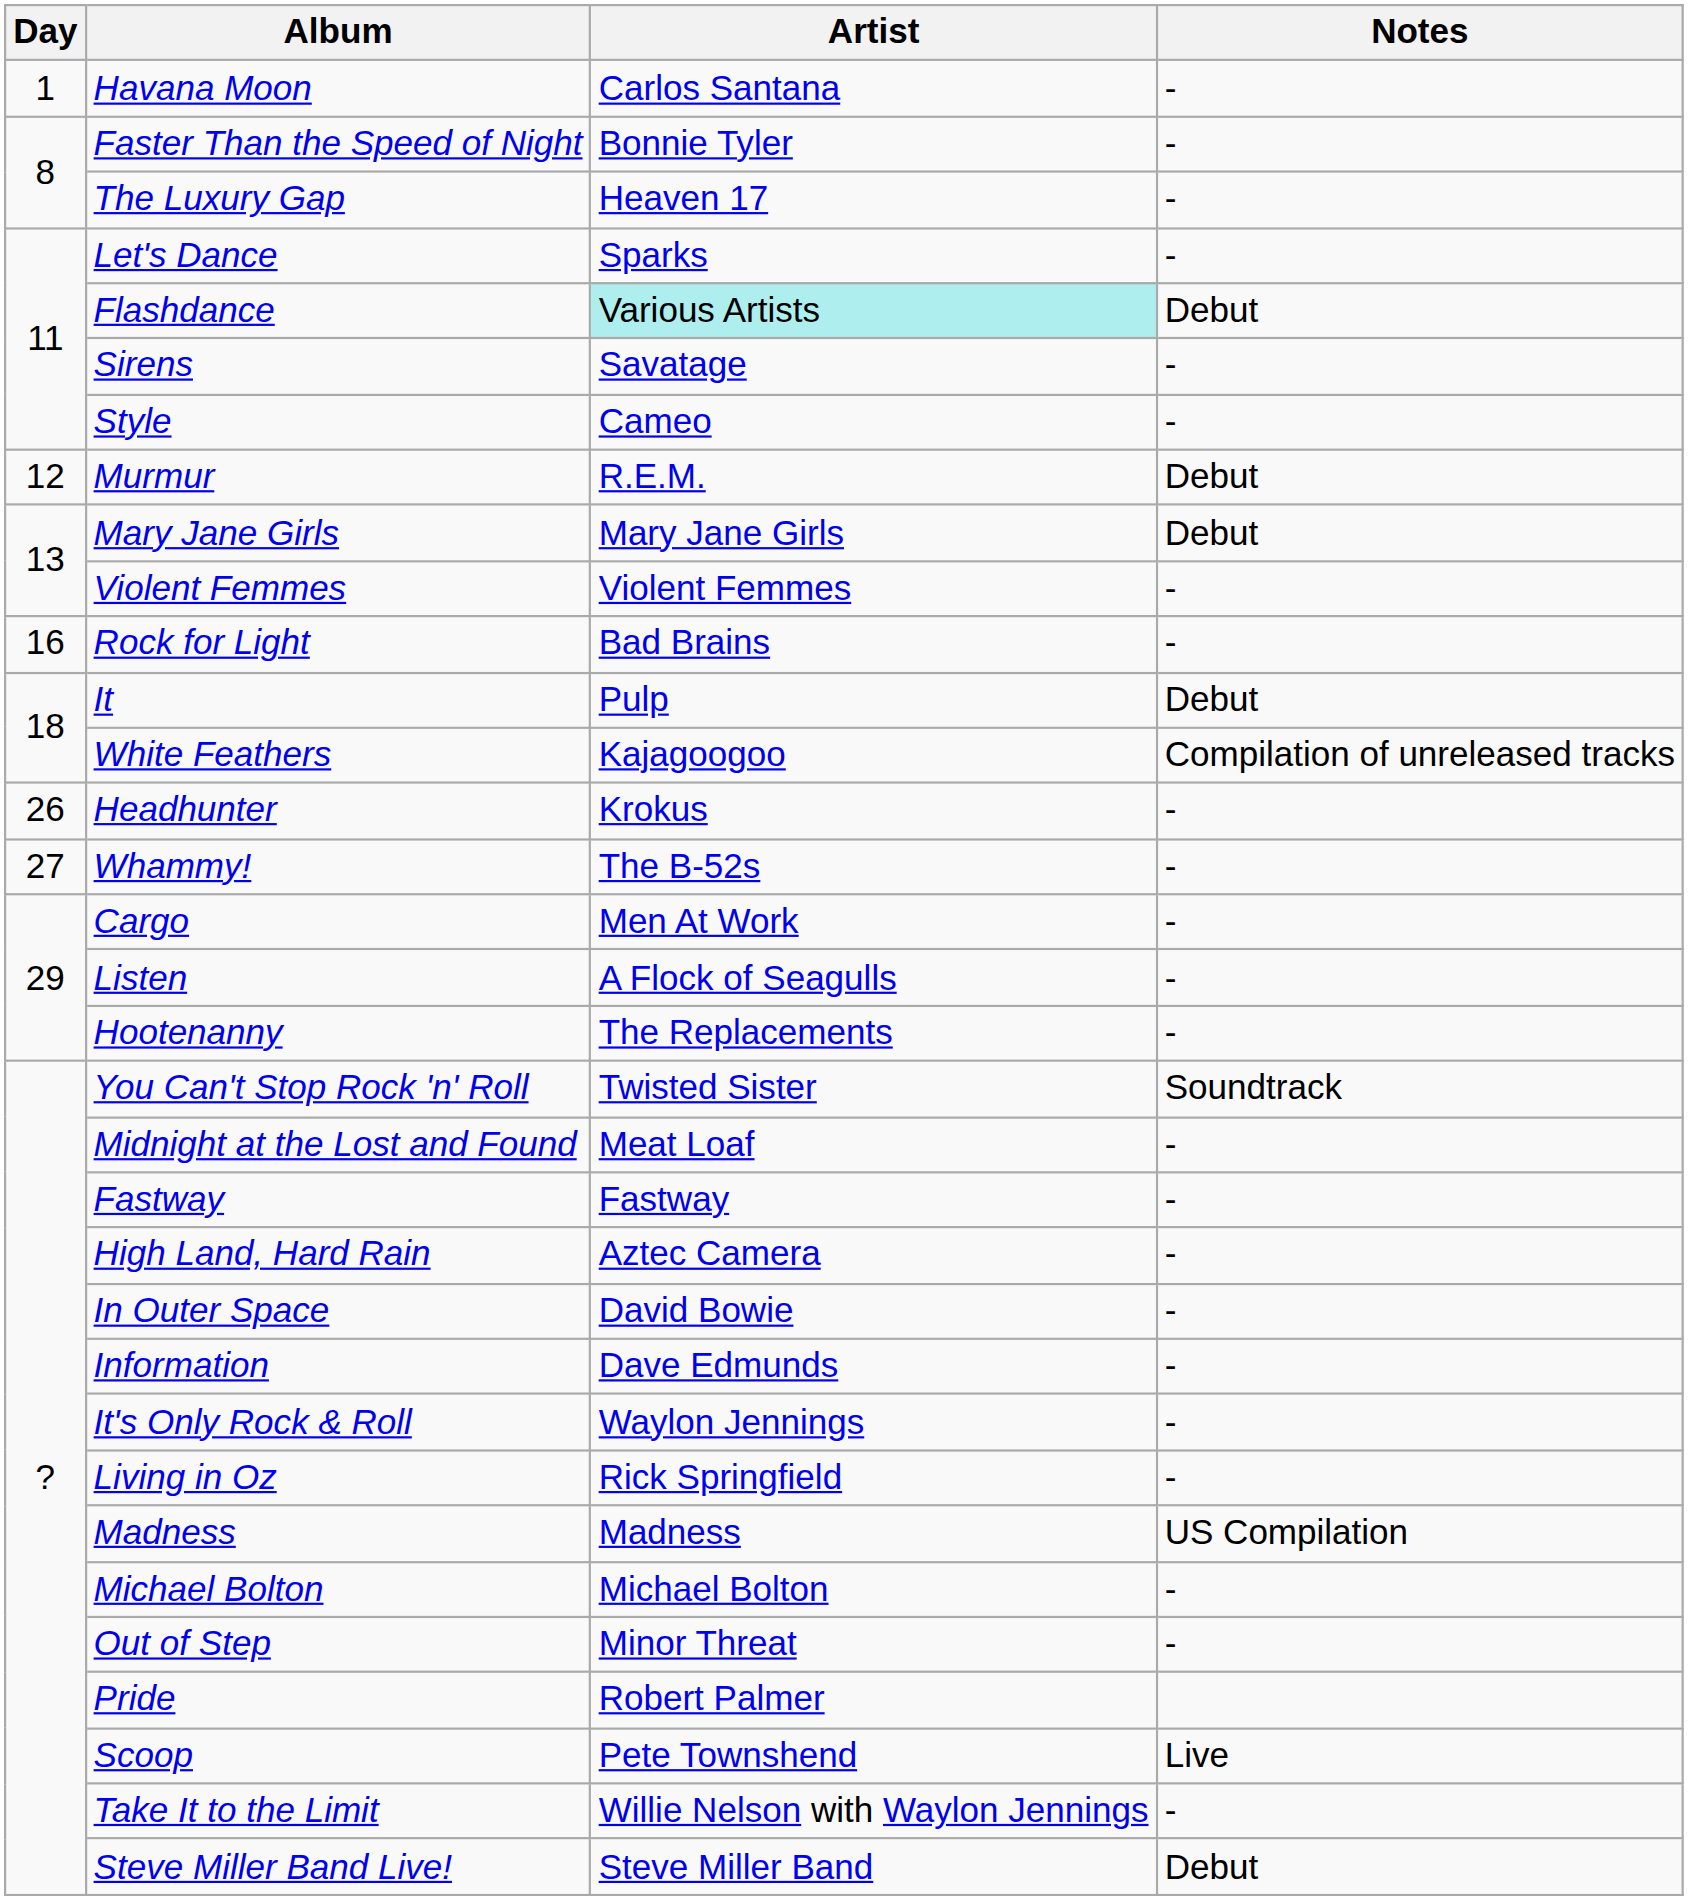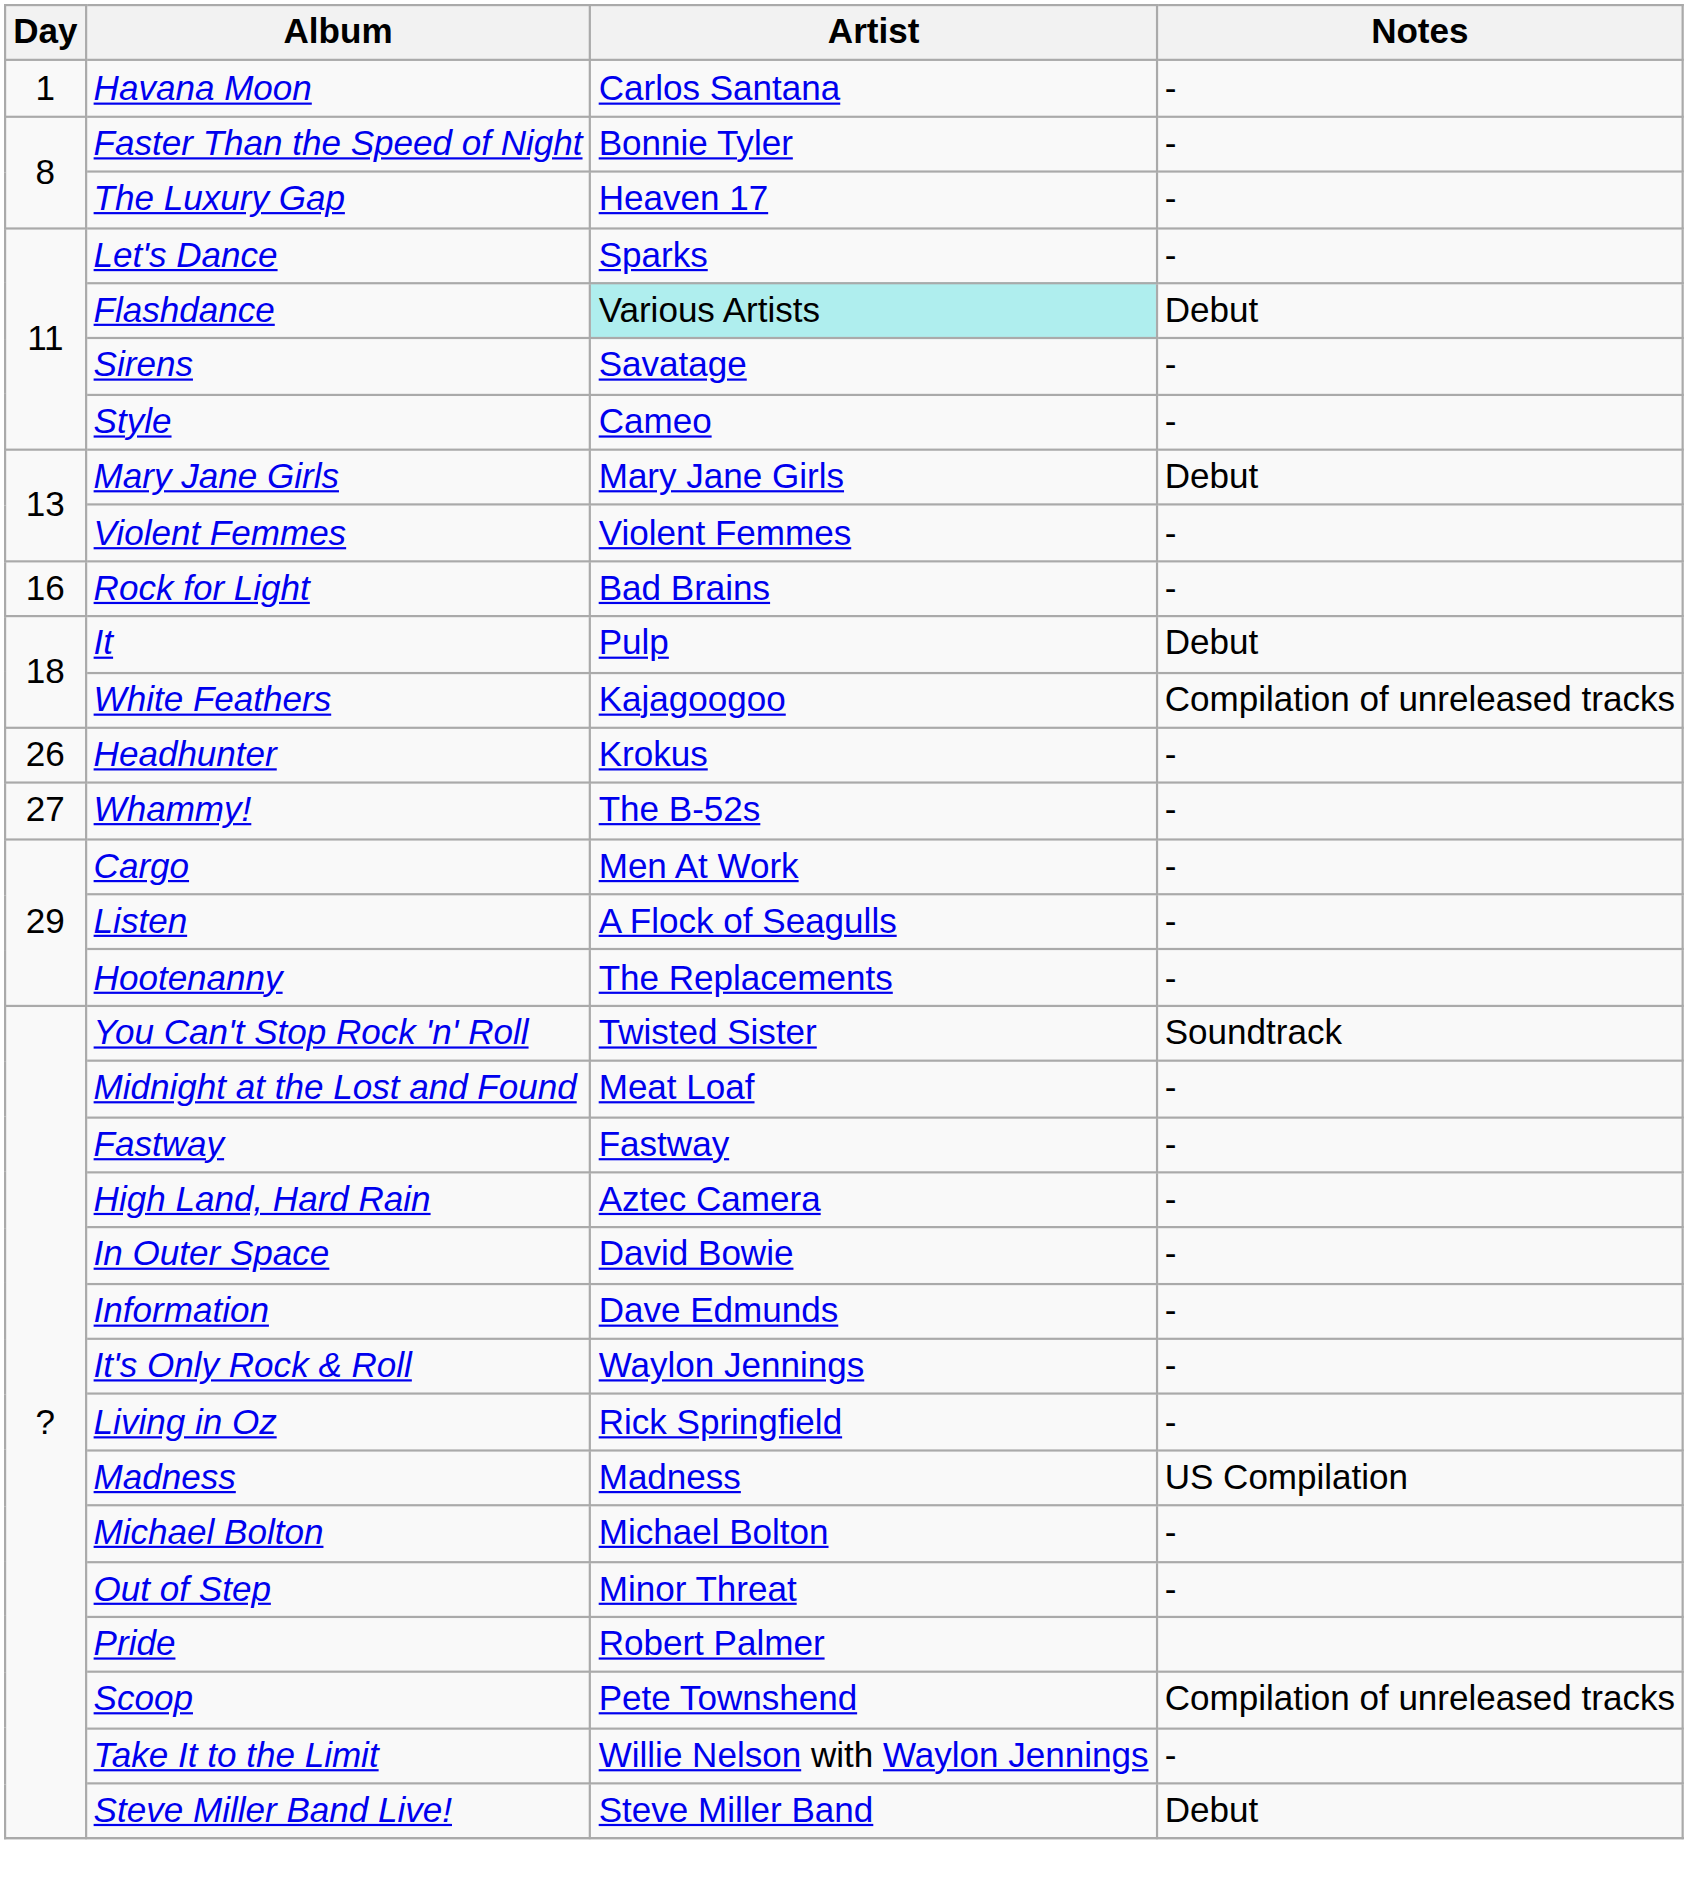- row: (154, 476)
(1197, 1754) Live -> (1420, 1699) Compilation of unreleased tracks
